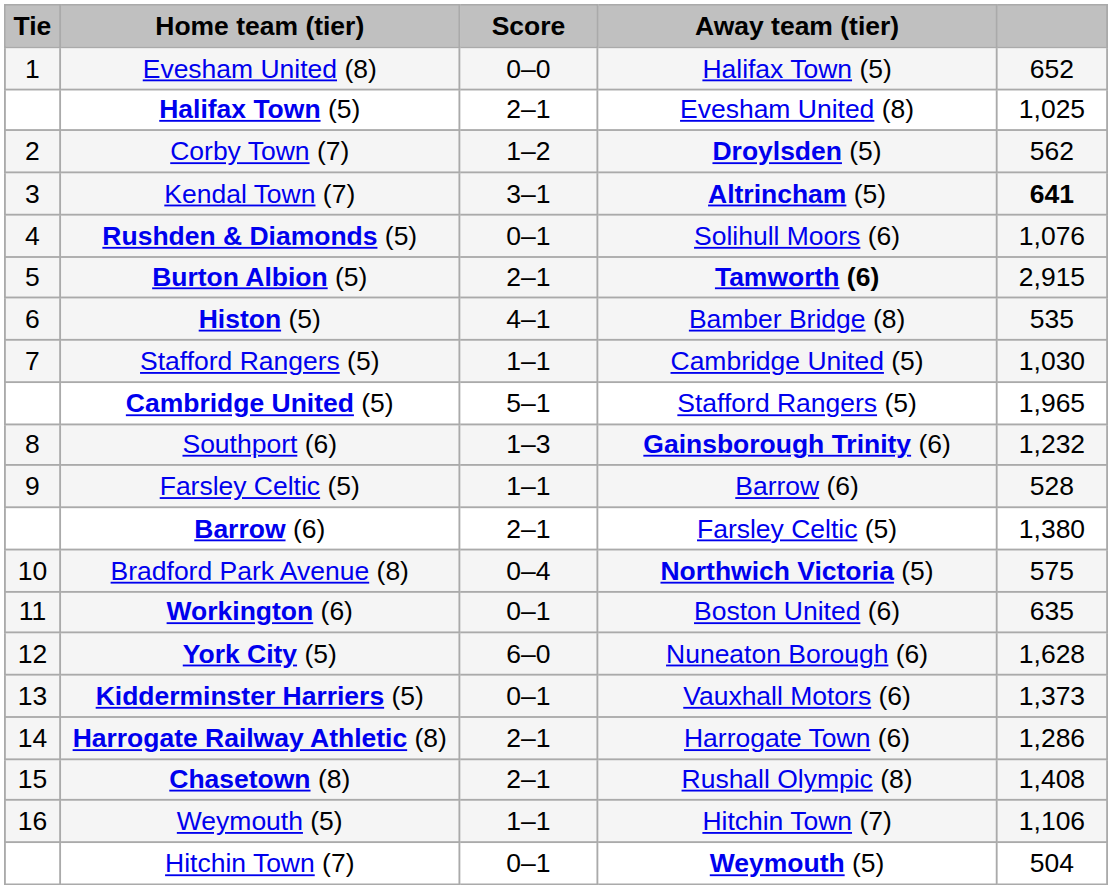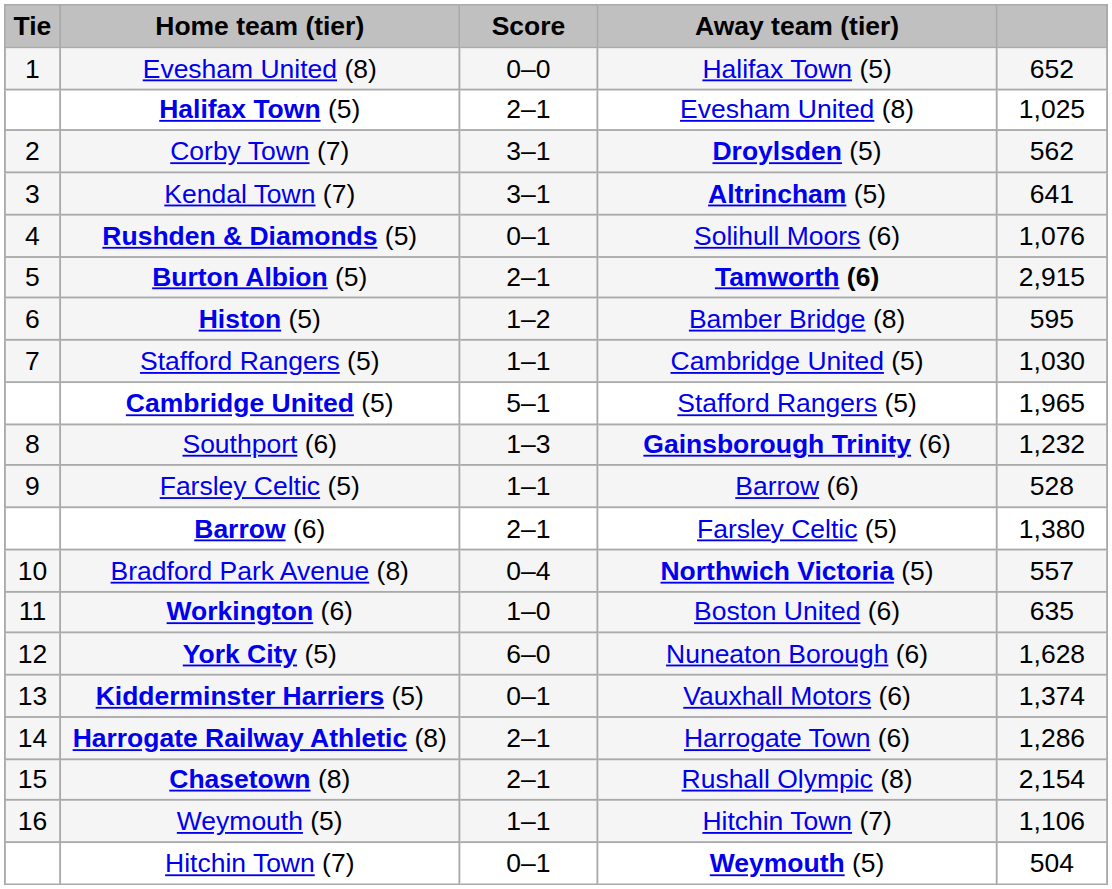(528, 152) 1–2 -> (528, 152) 3–1
(1052, 194) bold -> (1052, 194) normal
(528, 319) 4–1 -> (528, 319) 1–2
(1052, 319) 535 -> (1052, 319) 595
(1052, 570) 575 -> (1052, 570) 557
(528, 612) 0–1 -> (528, 612) 1–0
(1052, 696) 1,373 -> (1052, 696) 1,374
(1052, 780) 1,408 -> (1052, 780) 2,154
